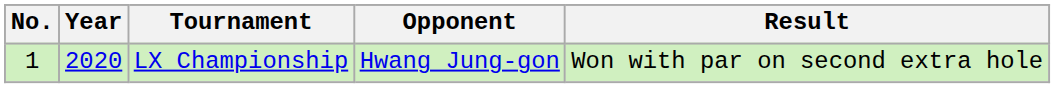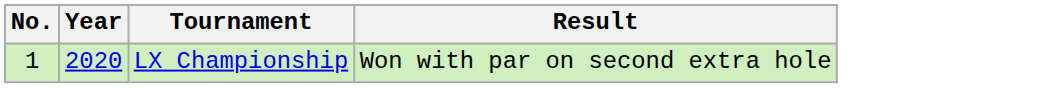- column: (460, 25)
